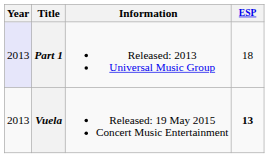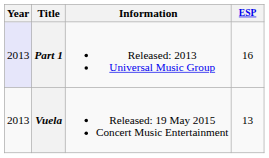(248, 54) 18 -> (248, 54) 16
(248, 120) bold -> (248, 120) normal
